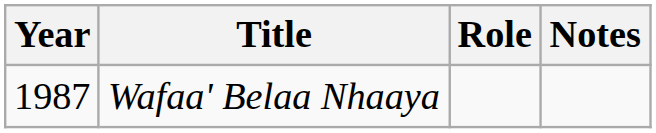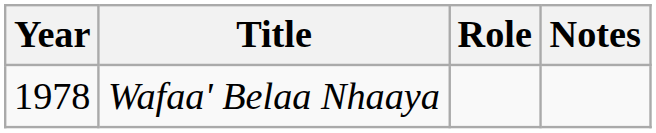(52, 95) 1987 -> (52, 95) 1978
